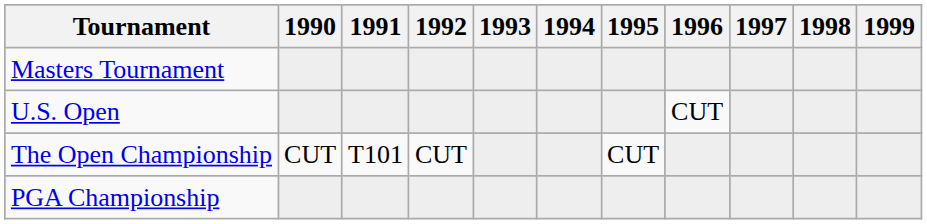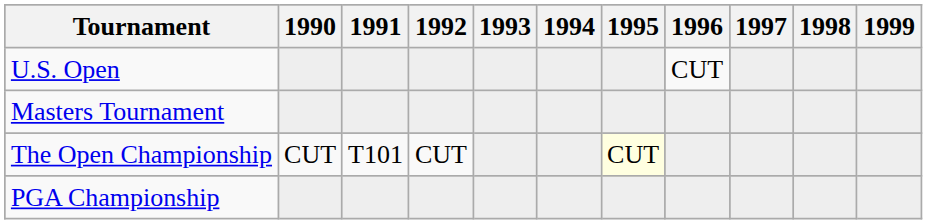rows swapped: (118, 68) <-> (65, 111)
(633, 154) no background -> (633, 154) lightyellow background
